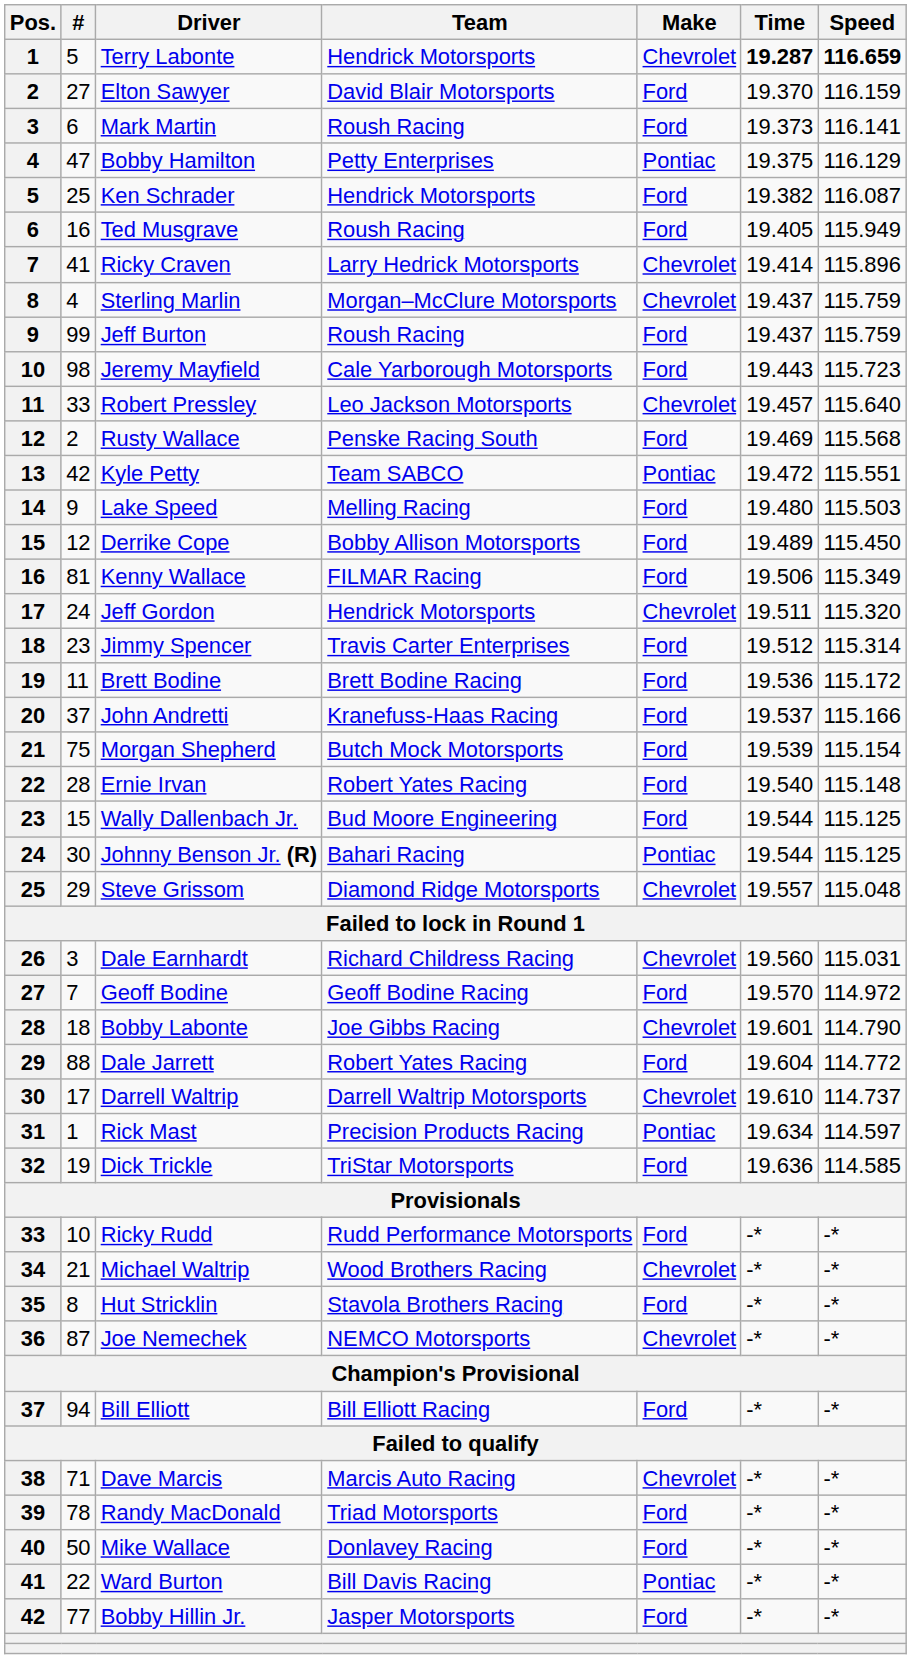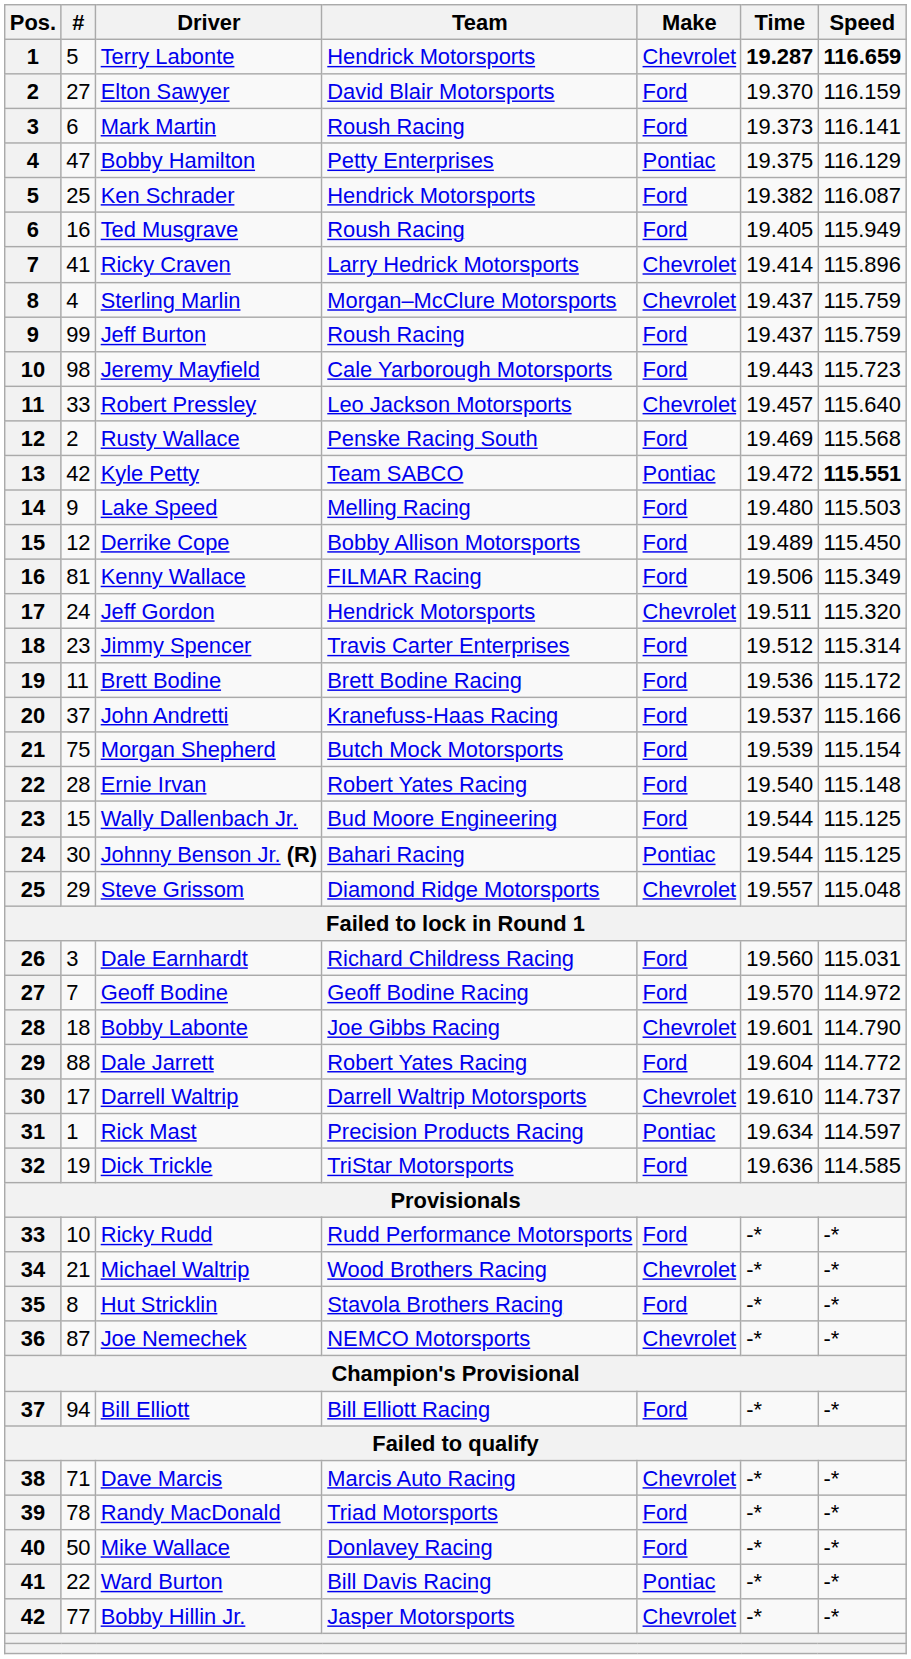(862, 473) normal -> (862, 473) bold
(689, 958) Chevrolet -> (665, 958) Ford
(665, 1616) Ford -> (689, 1616) Chevrolet
